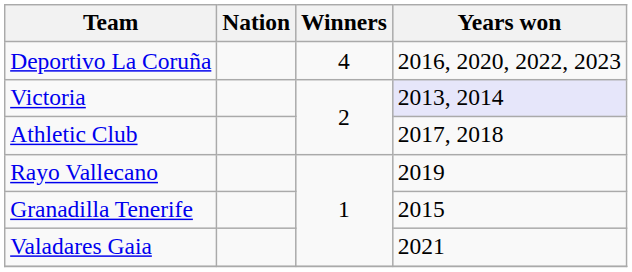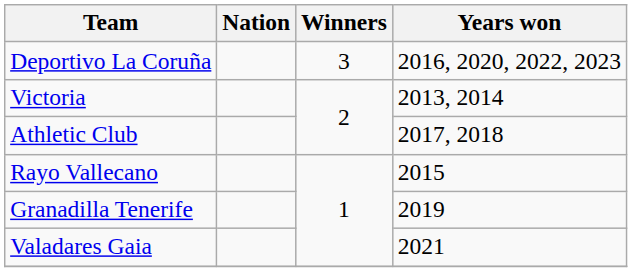(344, 60) 4 -> (344, 60) 3
(451, 97) lavender background -> (451, 97) no background
(421, 172) 2019 -> (421, 172) 2015
(421, 209) 2015 -> (421, 209) 2019
